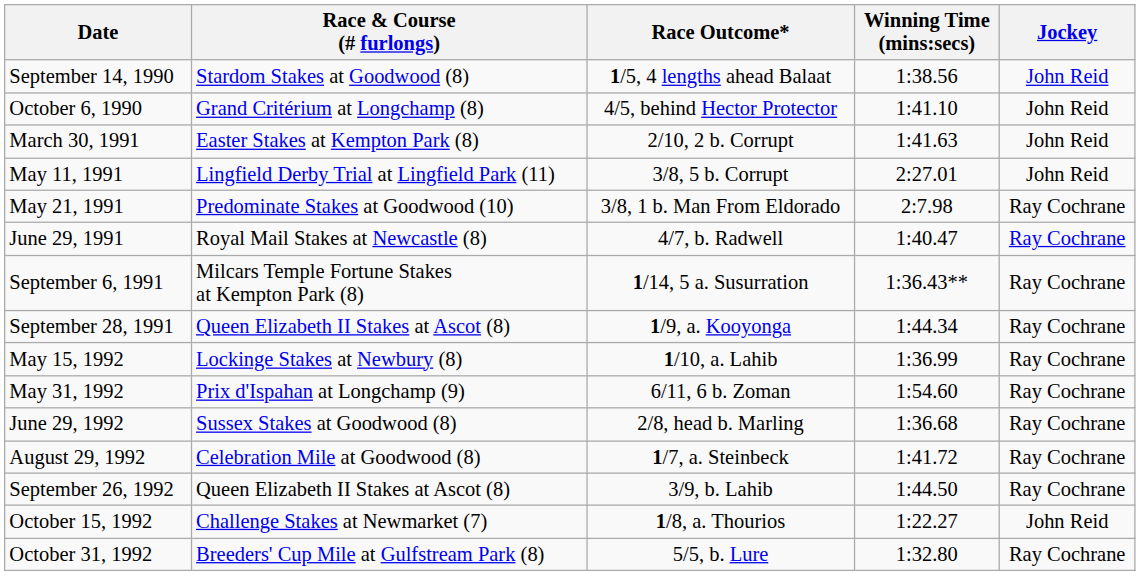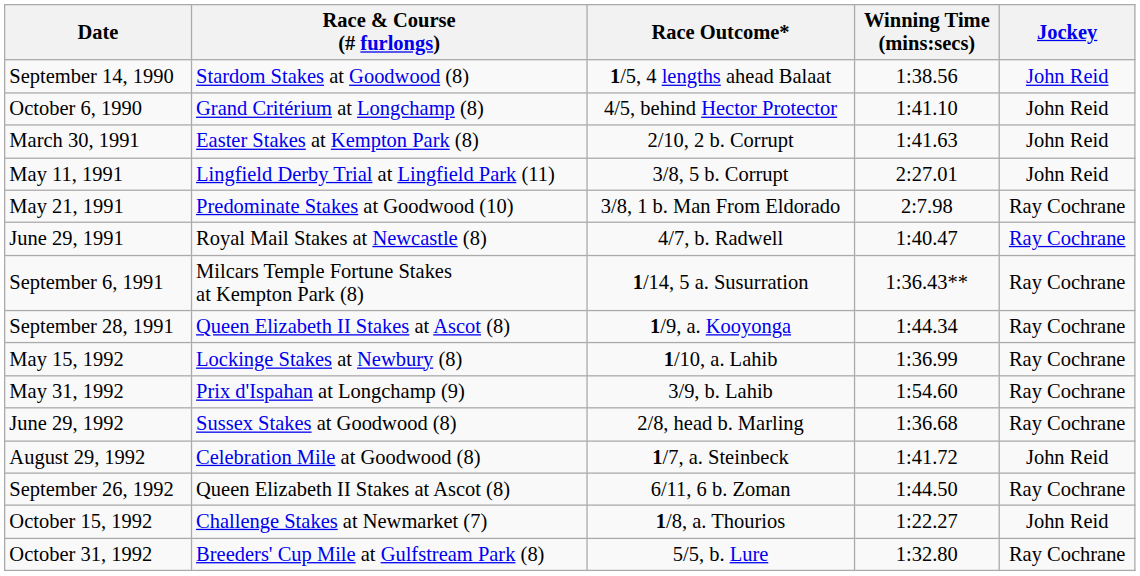(721, 391) 6/11, 6 b. Zoman -> (721, 391) 3/9, b. Lahib
(1067, 456) Ray Cochrane -> (1067, 456) John Reid
(721, 489) 3/9, b. Lahib -> (721, 489) 6/11, 6 b. Zoman
